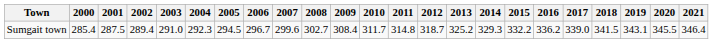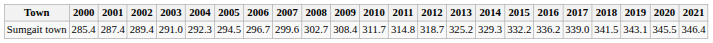(113, 30) 287.5 -> (113, 30) 287.4
